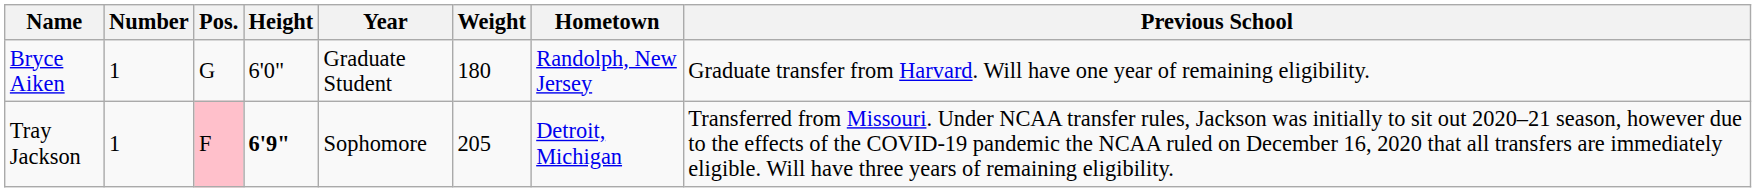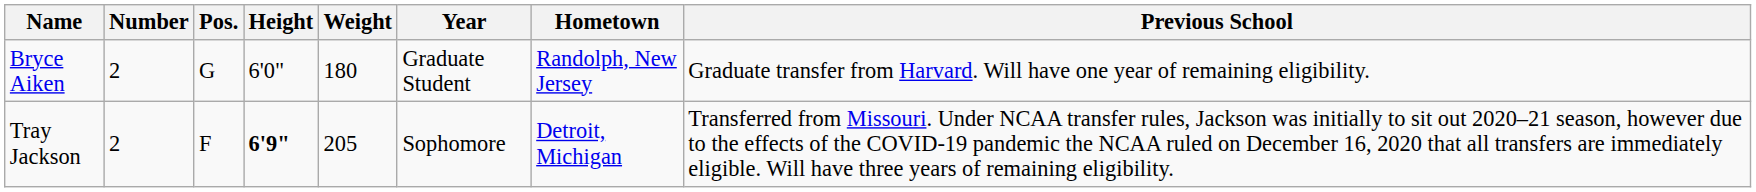columns swapped: (492, 22) <-> (385, 22)
(115, 70) 1 -> (115, 70) 2
(115, 143) 1 -> (115, 143) 2
(205, 143) pink background -> (205, 143) no background
